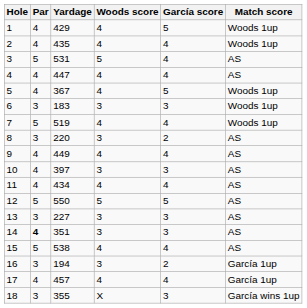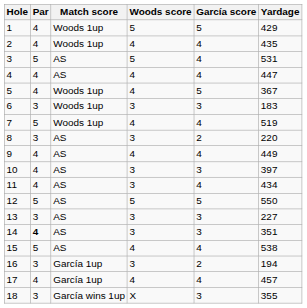columns swapped: (73, 12) <-> (264, 12)
(99, 28) 4 -> (132, 28) 5
(99, 185) 4 -> (132, 185) 3
